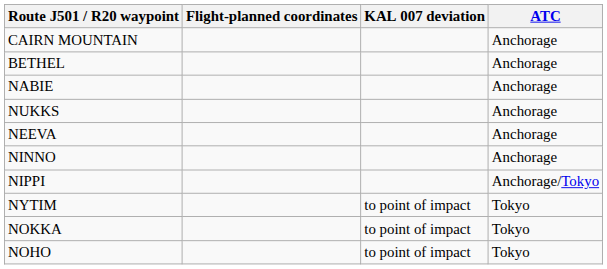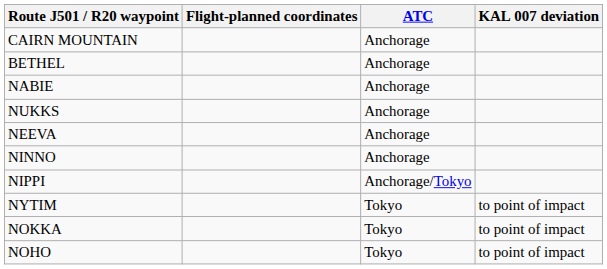columns swapped: (545, 16) <-> (425, 16)
